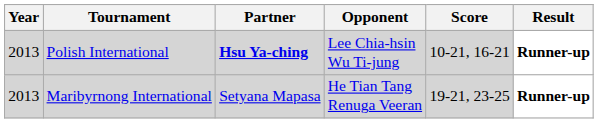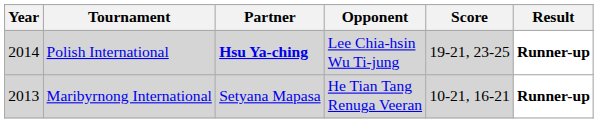(24, 52) 2013 -> (24, 52) 2014
(470, 52) 10-21, 16-21 -> (470, 52) 19-21, 23-25
(470, 96) 19-21, 23-25 -> (470, 96) 10-21, 16-21
